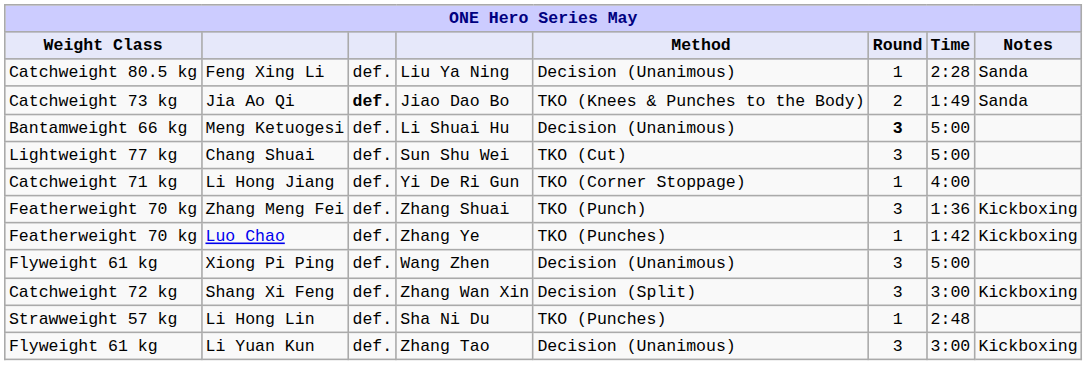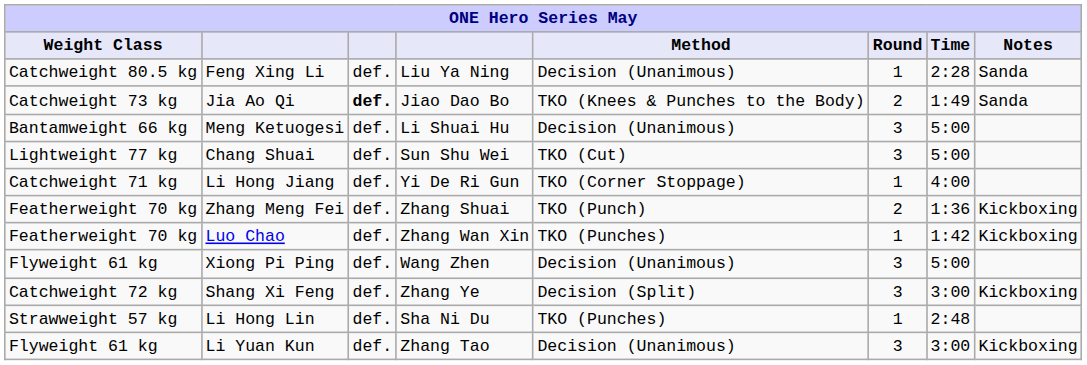(898, 128) bold -> (898, 128) normal
(898, 210) 3 -> (898, 210) 2
(440, 237) Zhang Ye -> (465, 237) Zhang Wan Xin
(465, 292) Zhang Wan Xin -> (440, 292) Zhang Ye
